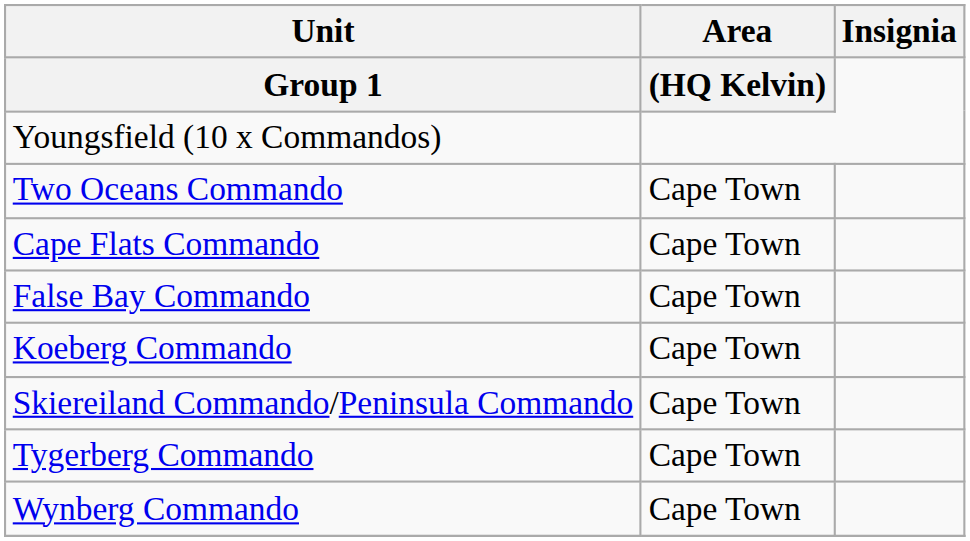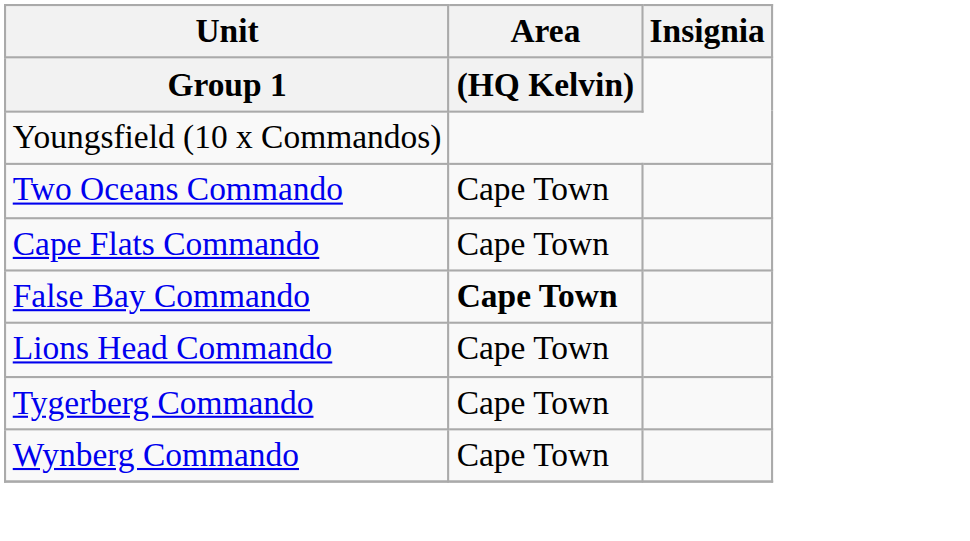(725, 296) normal -> (537, 296) bold
- row: (152, 349)
+ row: (173, 349)
- row: (323, 402)
